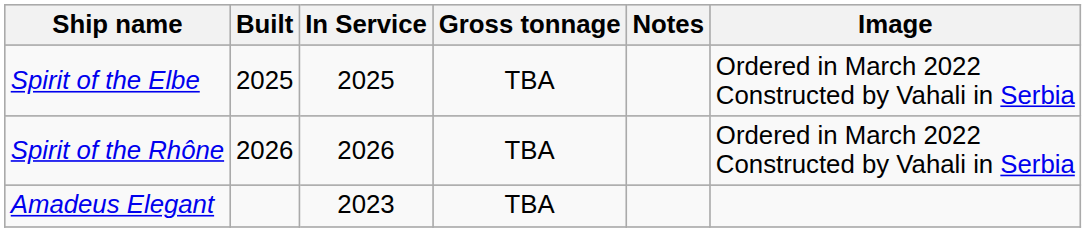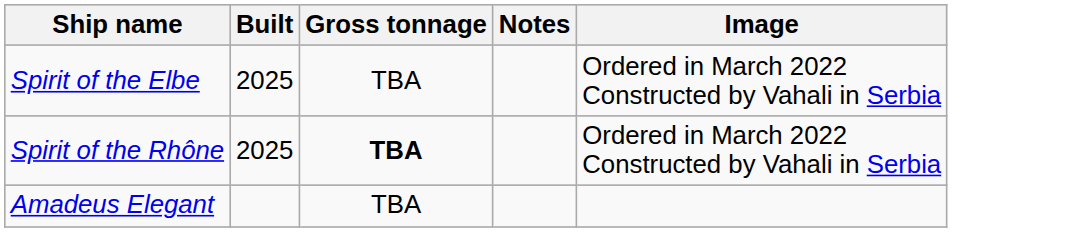- column: (366, 24)
(265, 150) 2026 -> (265, 150) 2025
(530, 150) normal -> (396, 150) bold
